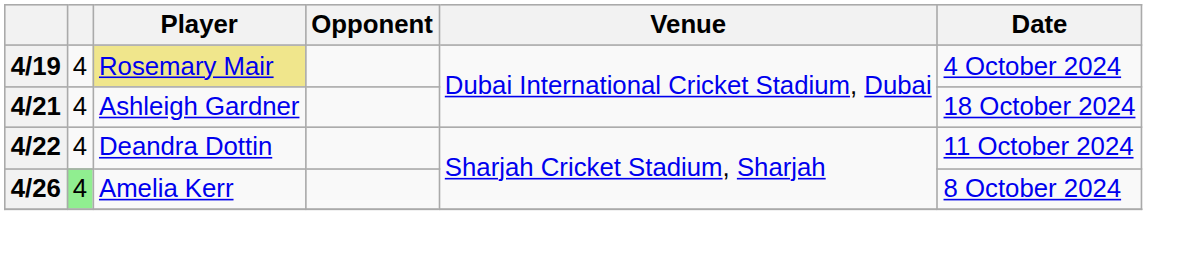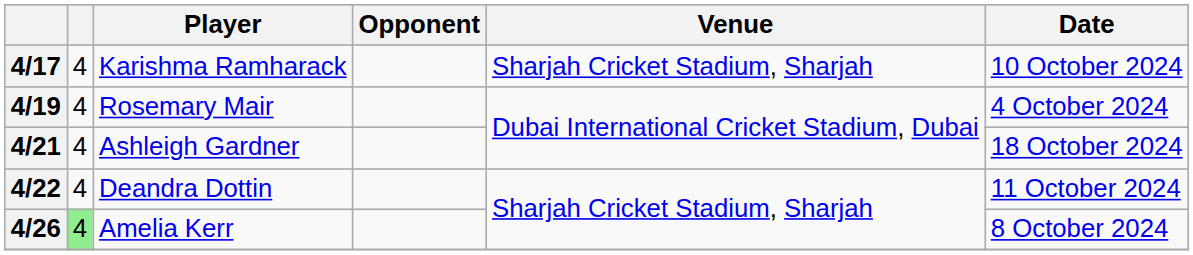+ row: (36, 65)
(186, 65) khaki background -> (186, 106) no background
